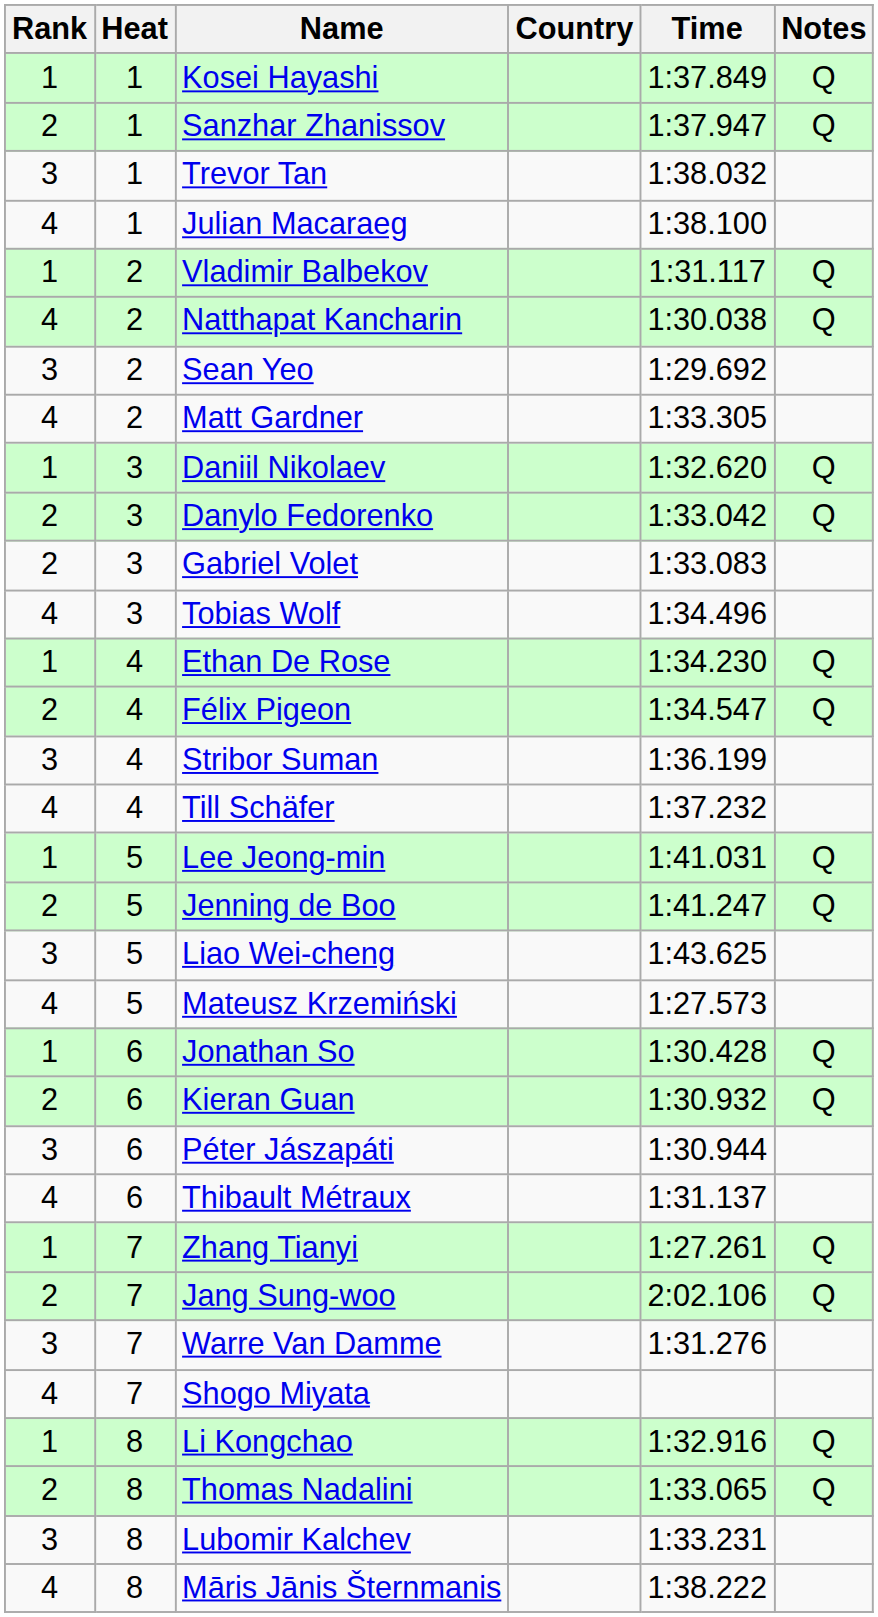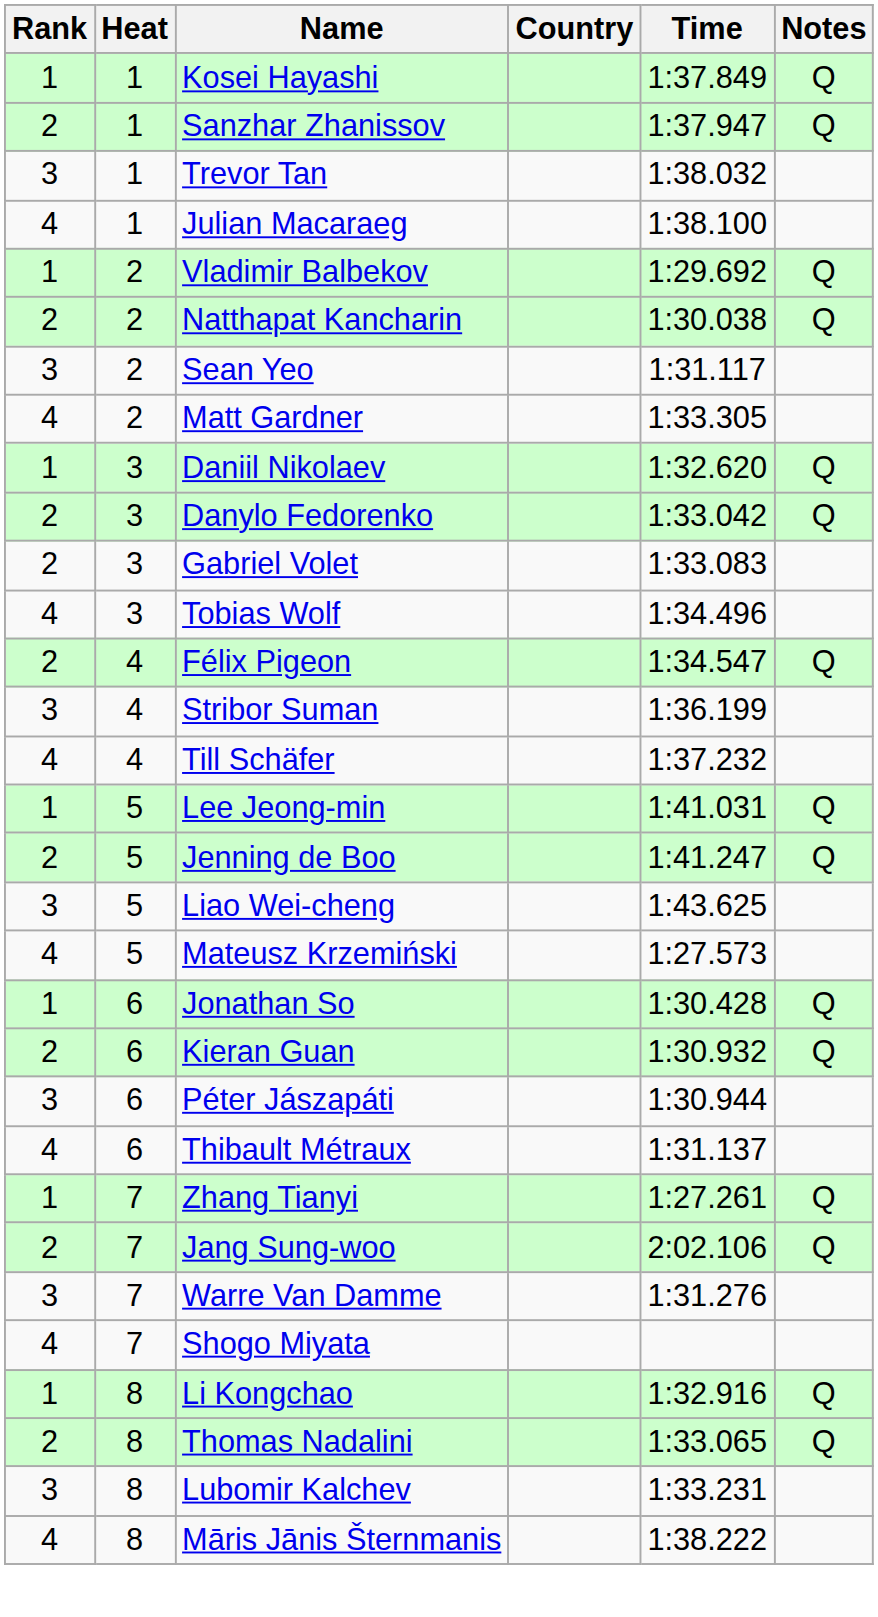(707, 272) 1:31.117 -> (707, 272) 1:29.692
(50, 321) 4 -> (50, 321) 2
(707, 369) 1:29.692 -> (707, 369) 1:31.117
- row: (286, 662)
